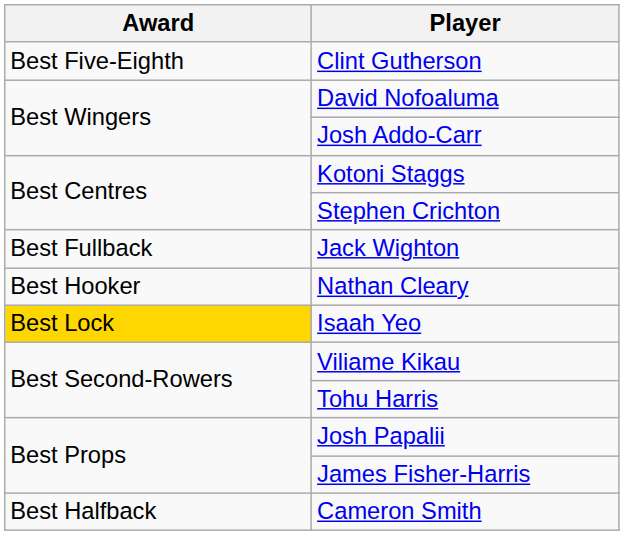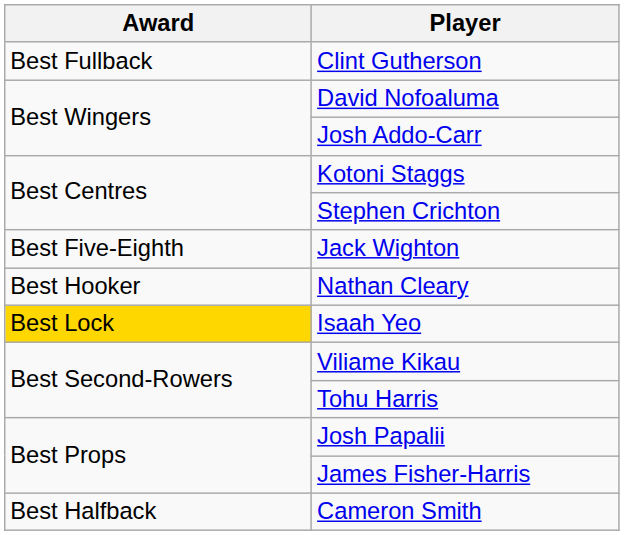(97, 60) Best Five-Eighth -> (81, 60) Best Fullback
(81, 248) Best Fullback -> (97, 248) Best Five-Eighth
